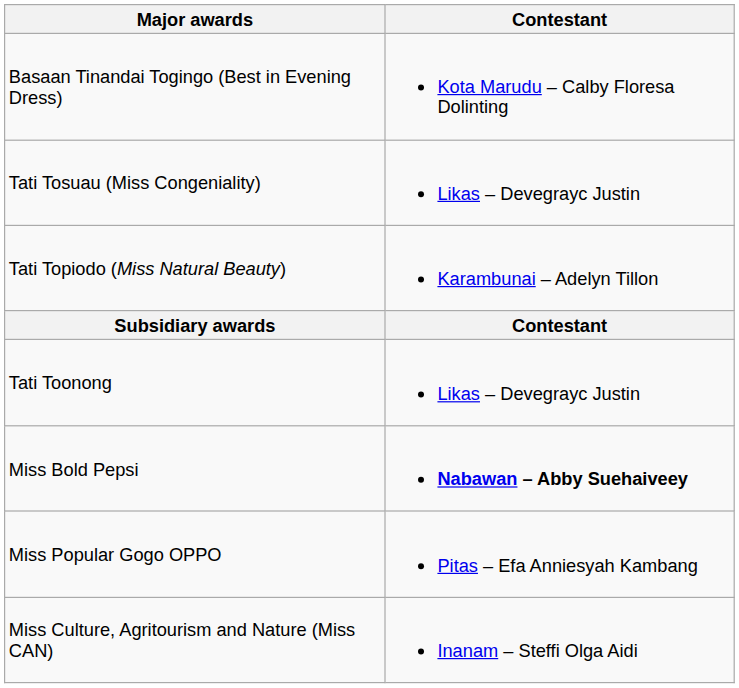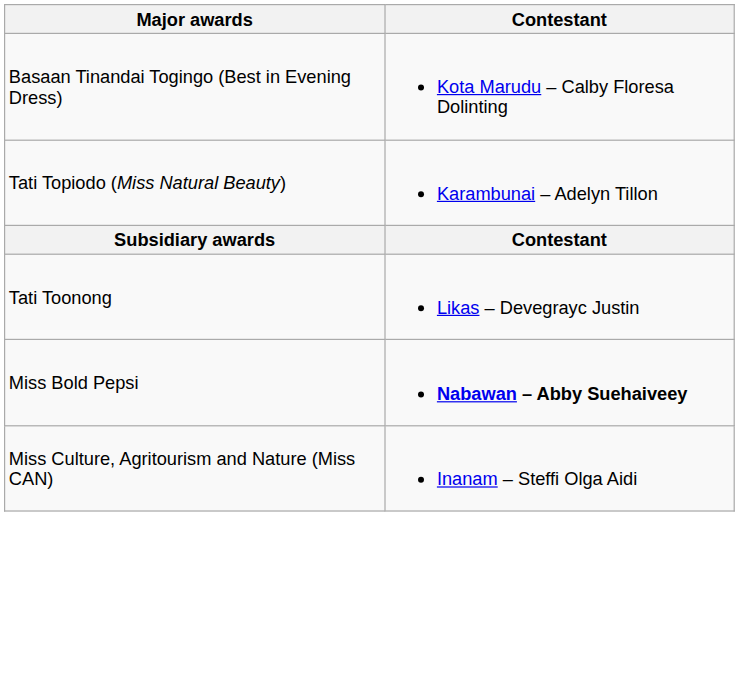- row: (135, 183)
- row: (115, 554)
